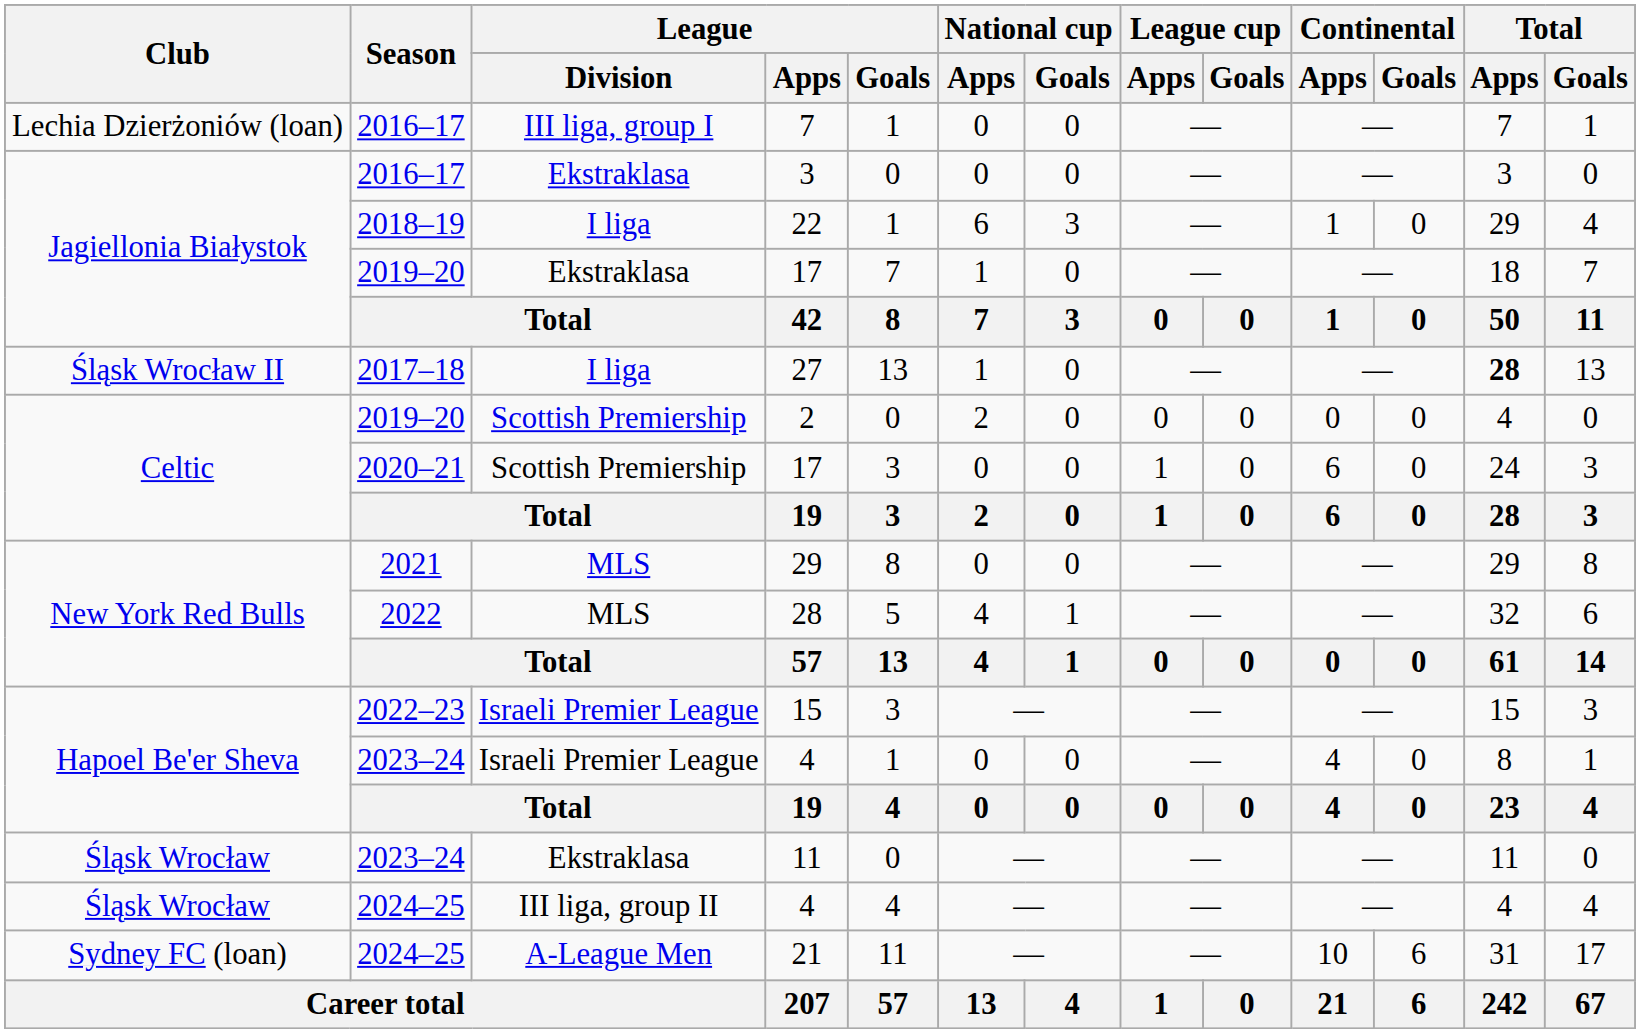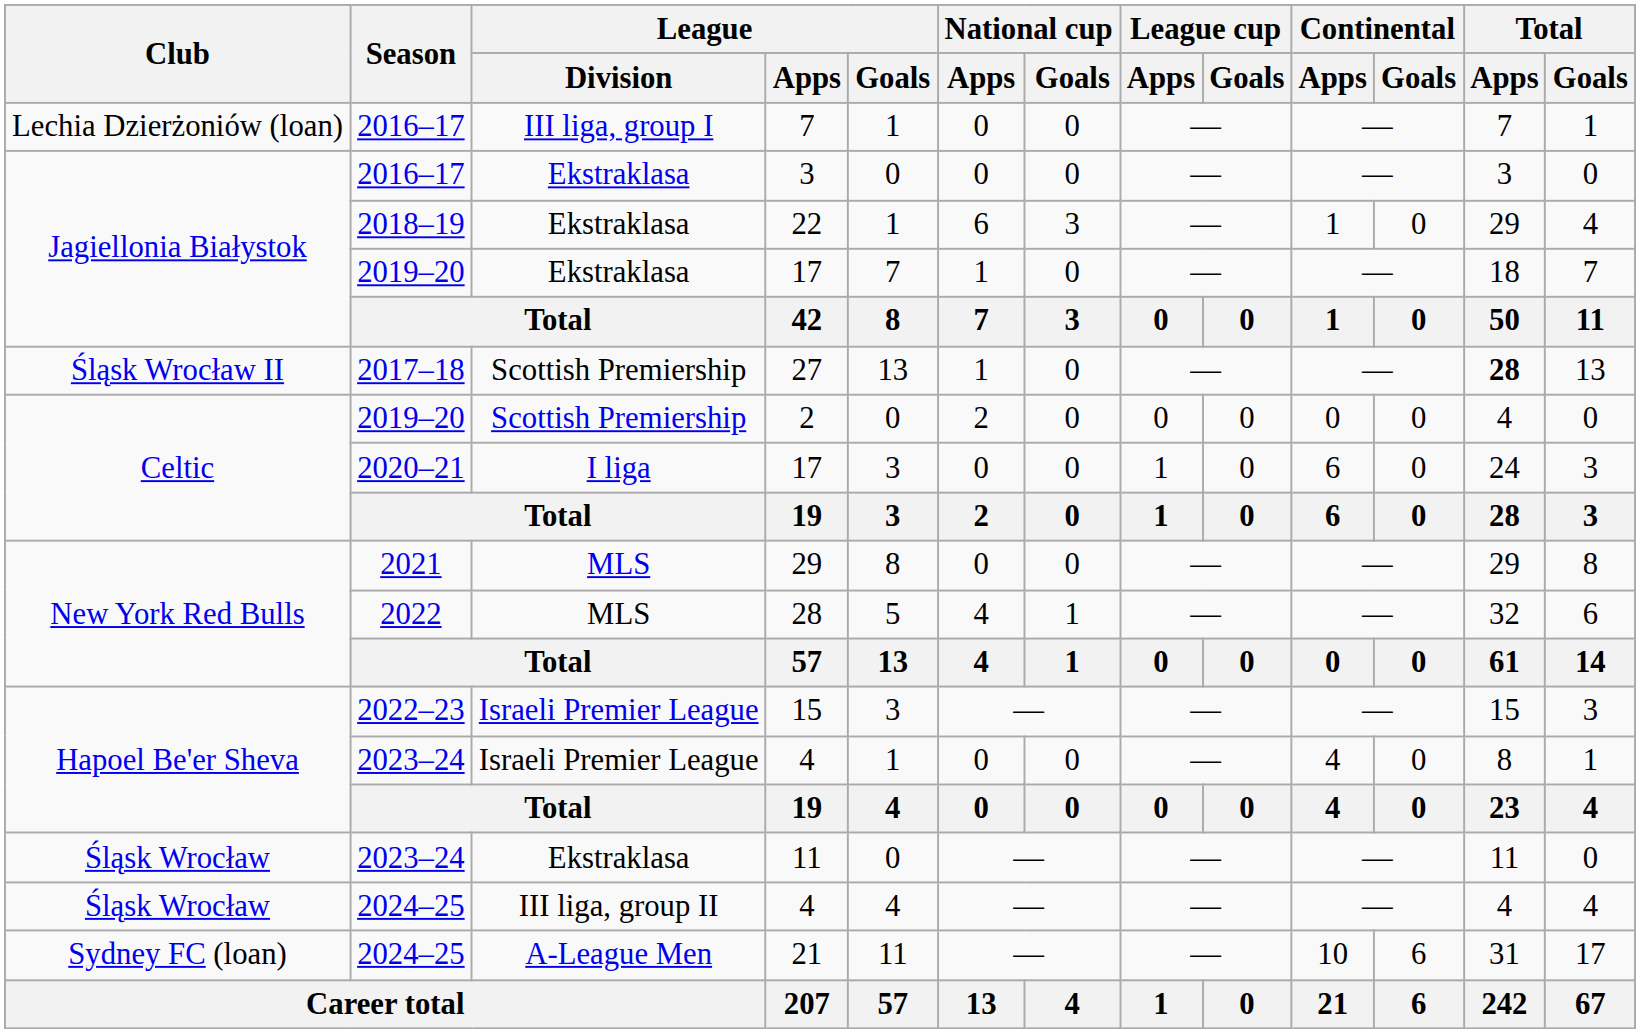(619, 223) I liga -> (619, 223) Ekstraklasa
(619, 369) I liga -> (619, 369) Scottish Premiership
(619, 467) Scottish Premiership -> (619, 467) I liga
